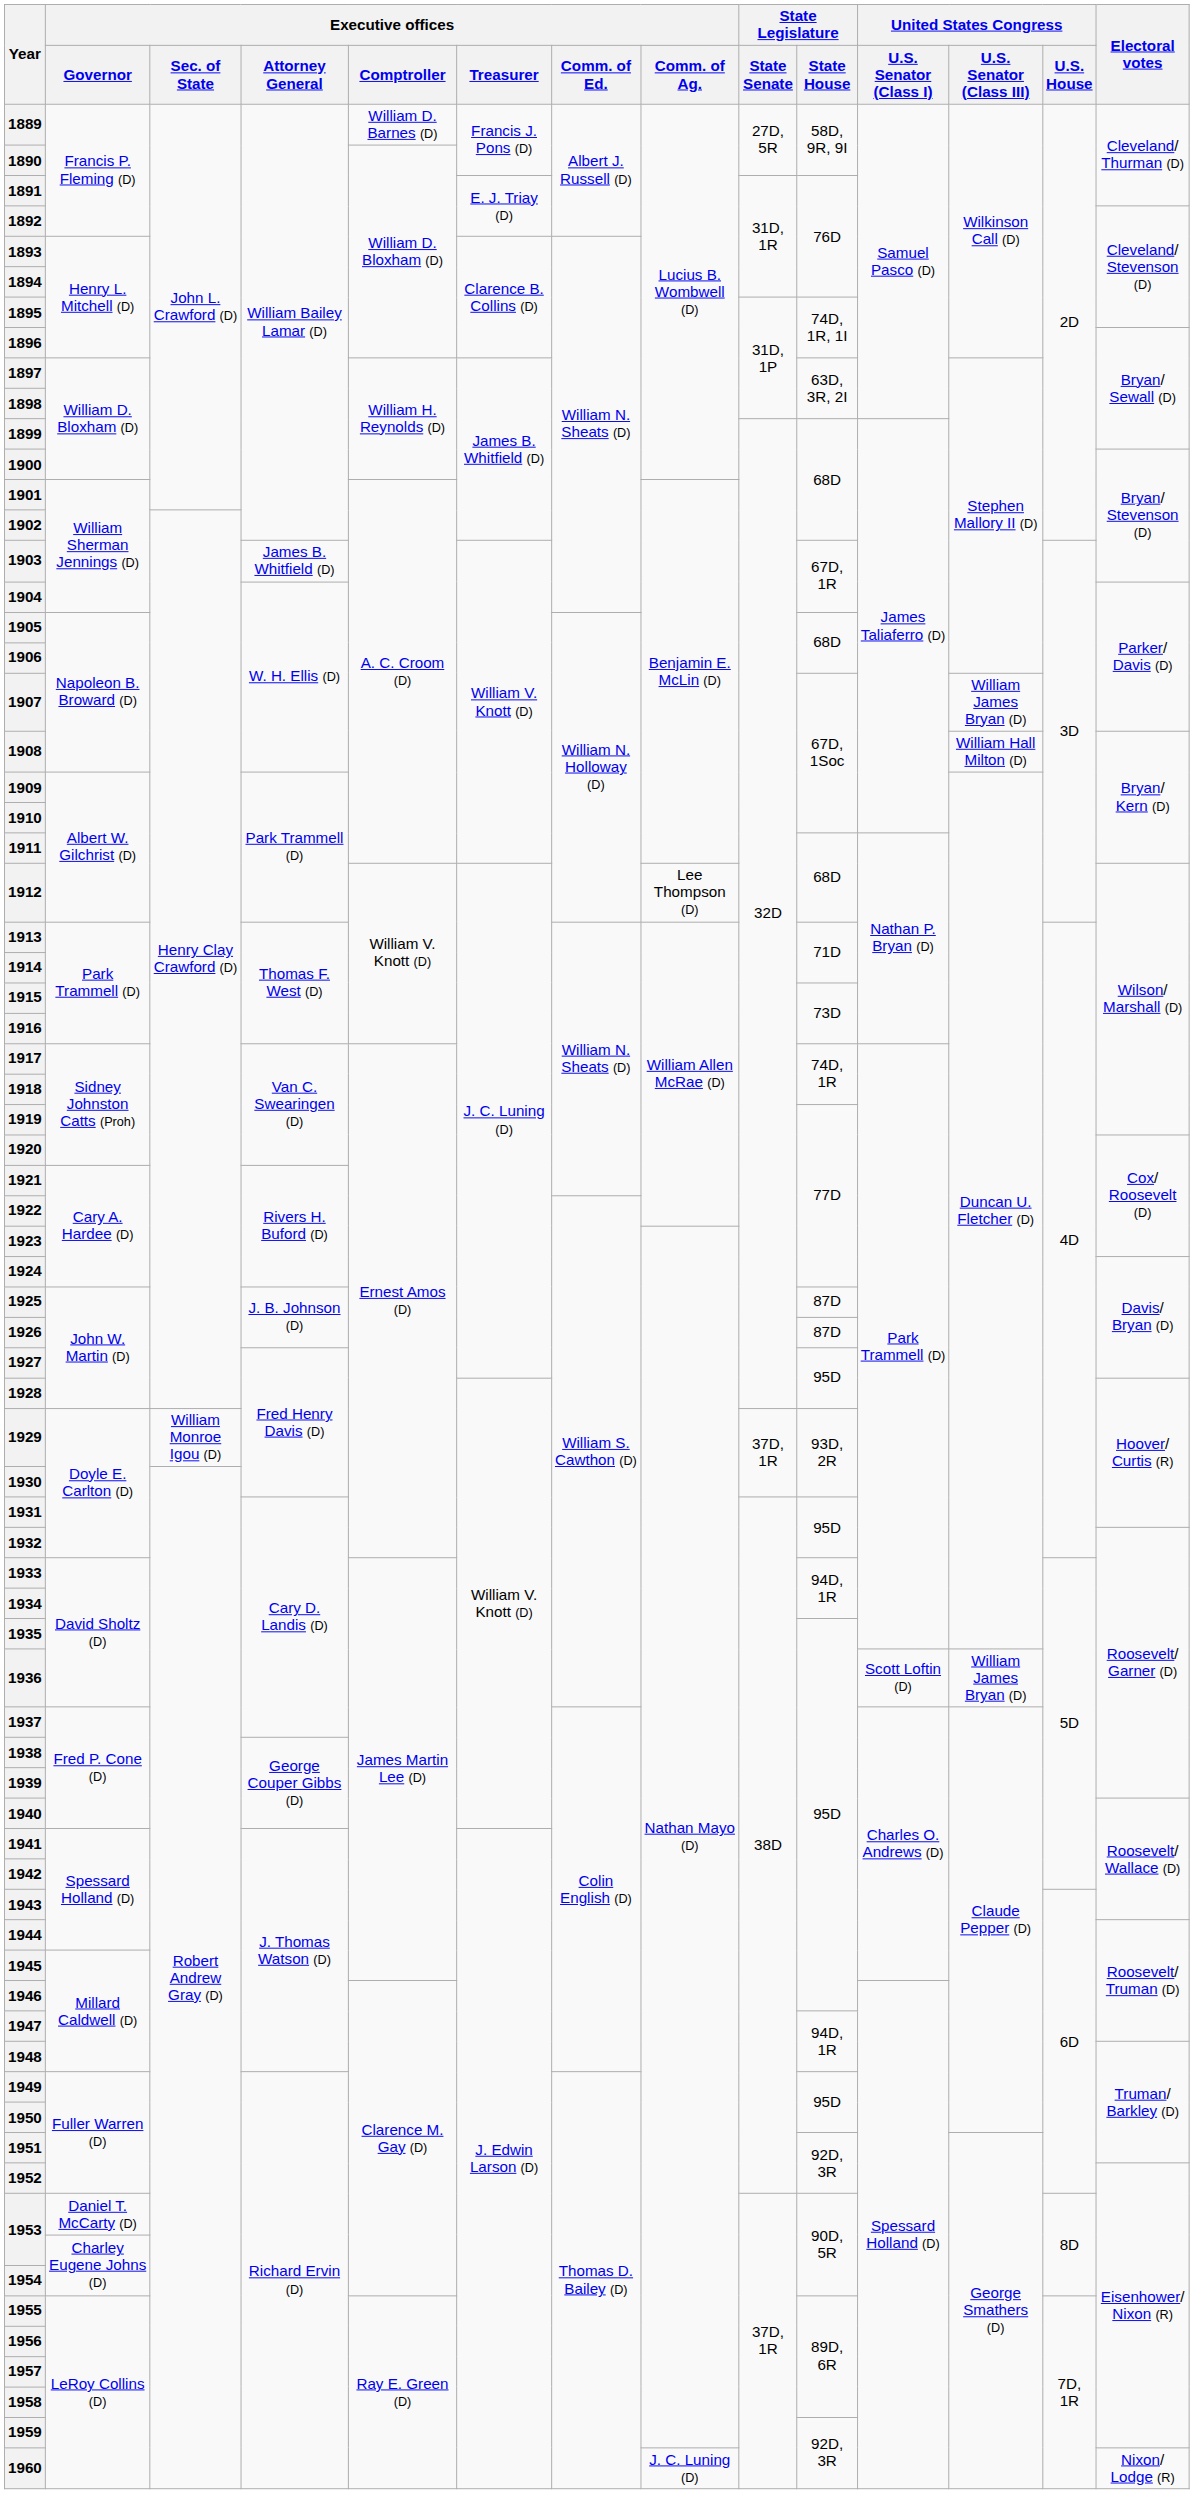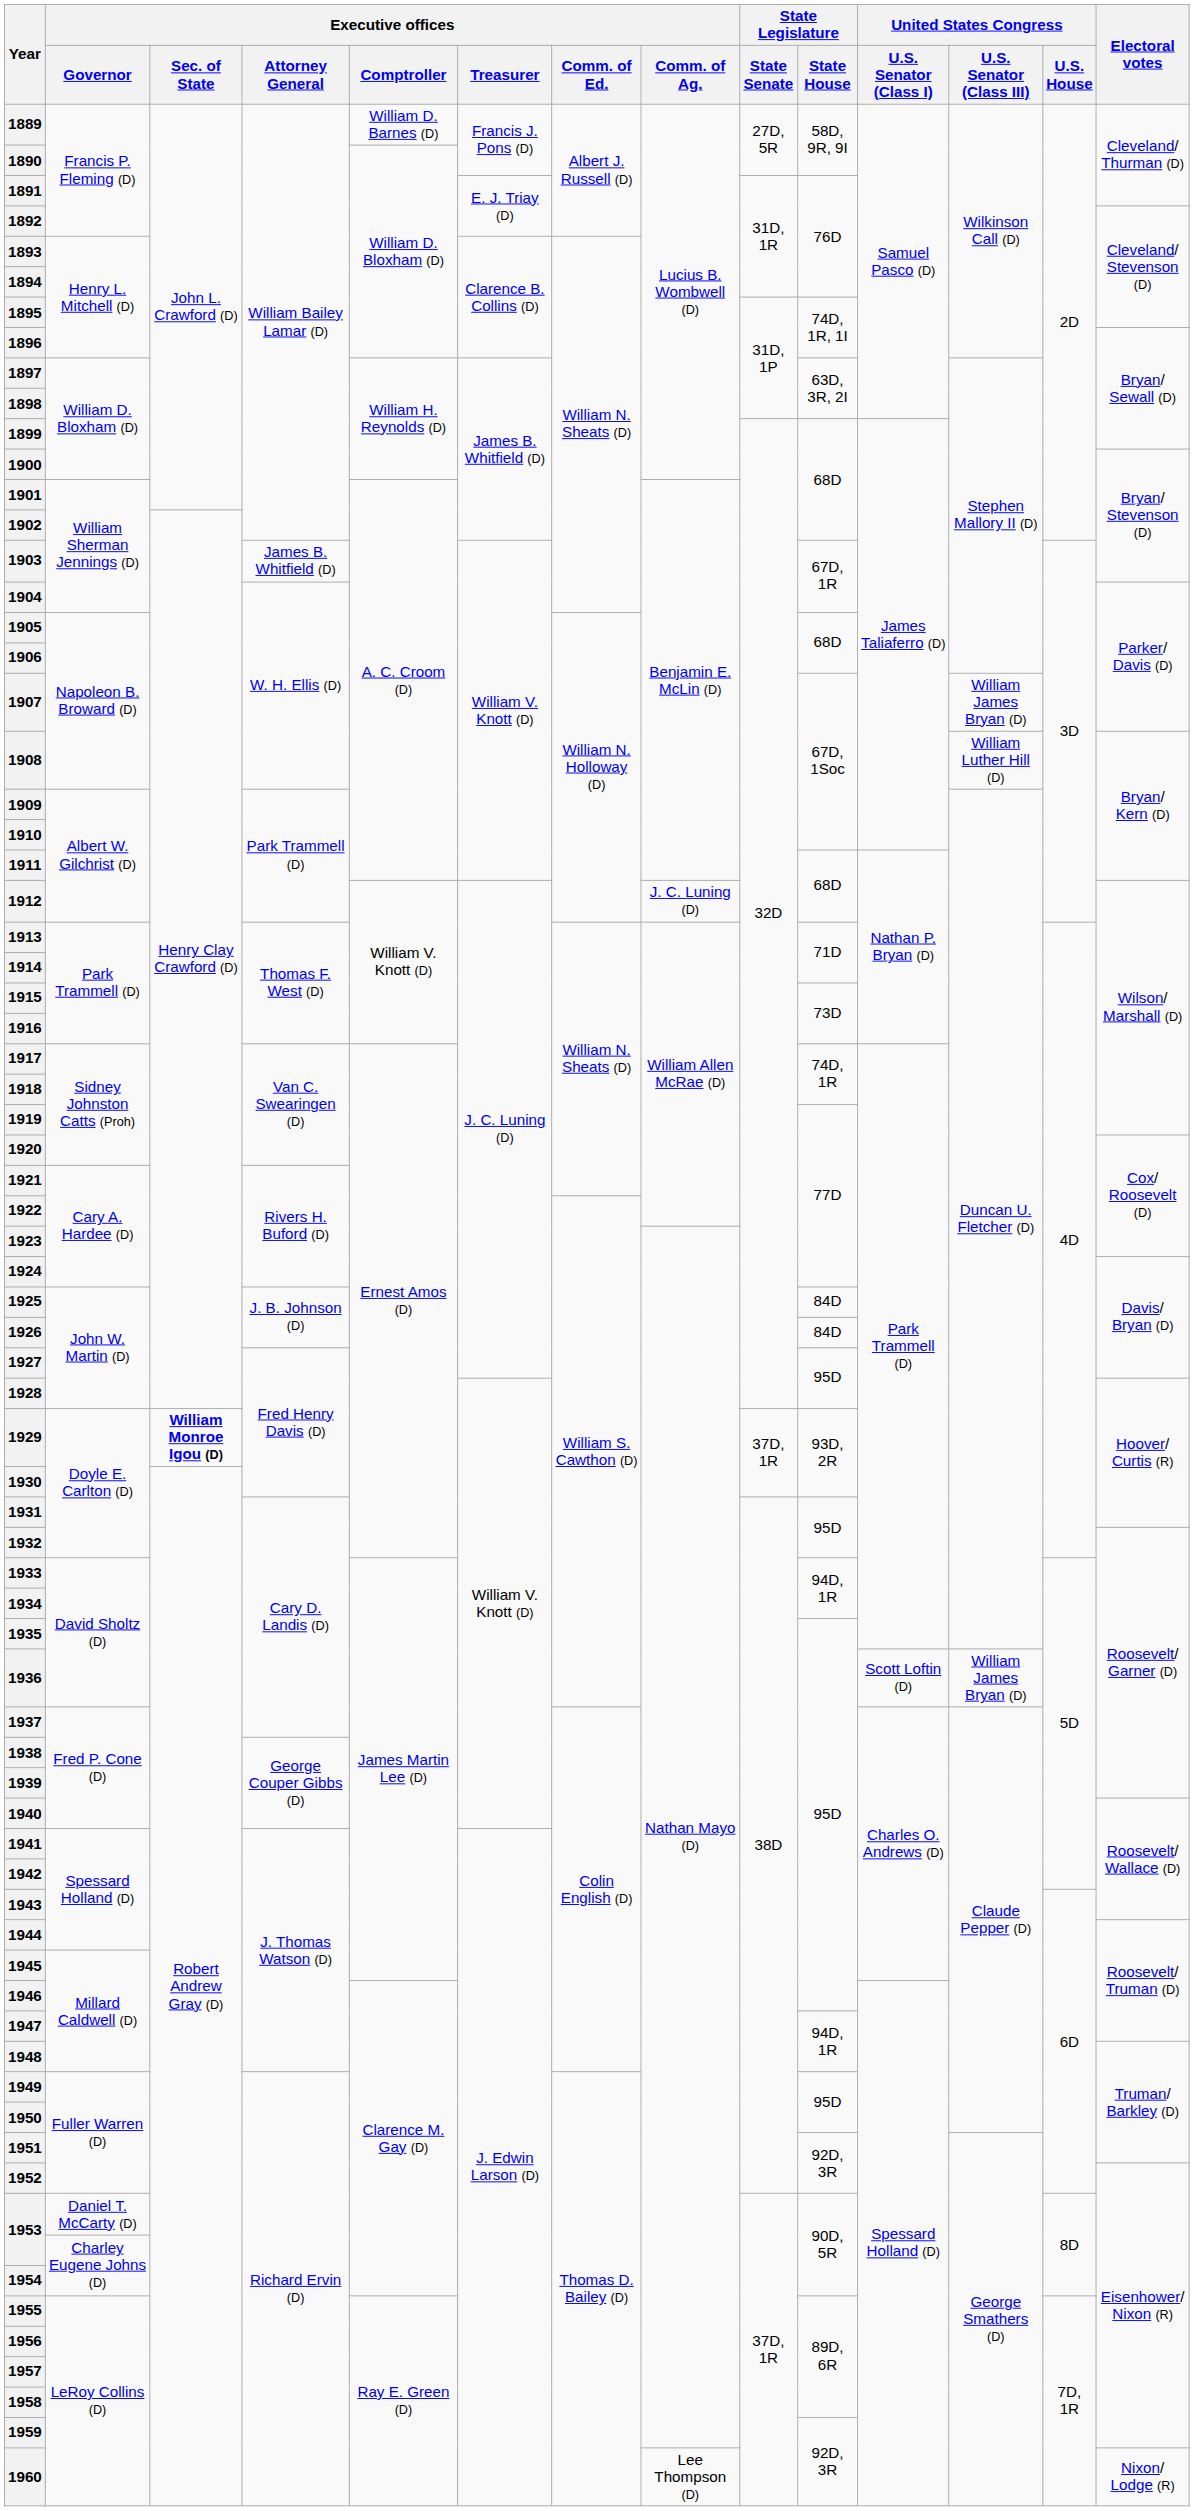(996, 751) William Hall Milton (D) -> (996, 760) William Luther Hill (D)
(690, 892) Lee Thompson (D) -> (690, 901) J. C. Luning (D)
(827, 1301) 87D -> (827, 1301) 84D
(827, 1332) 87D -> (827, 1332) 84D
(195, 1437) normal -> (196, 1437) bold
(690, 2468) J. C. Luning (D) -> (690, 2476) Lee Thompson (D)
